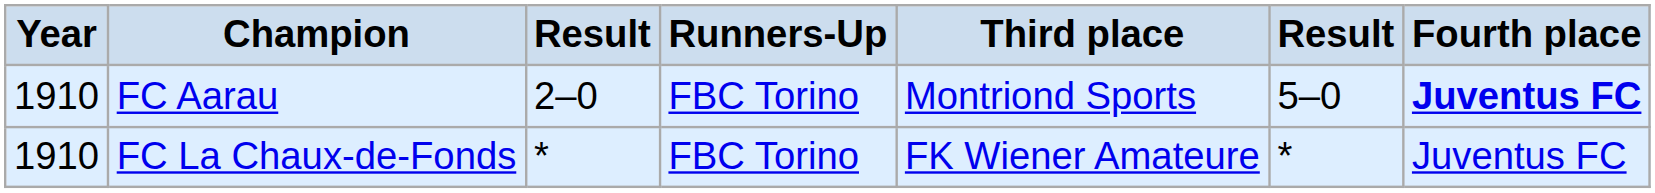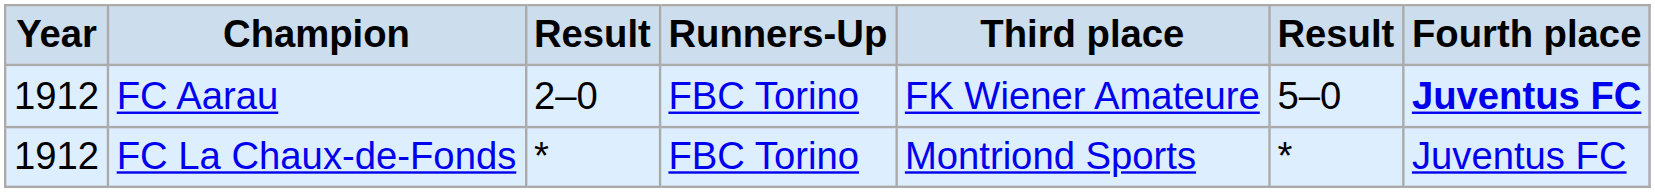(57, 95) 1910 -> (57, 95) 1912
(1050, 95) Montriond Sports -> (1082, 95) FK Wiener Amateure
(57, 156) 1910 -> (57, 156) 1912
(1082, 156) FK Wiener Amateure -> (1050, 156) Montriond Sports
